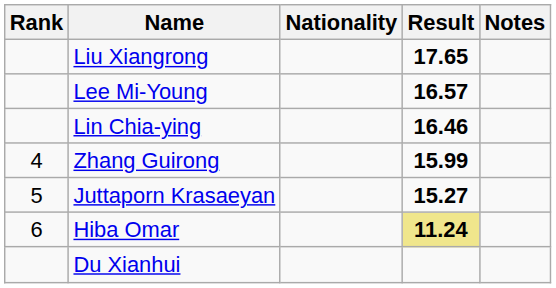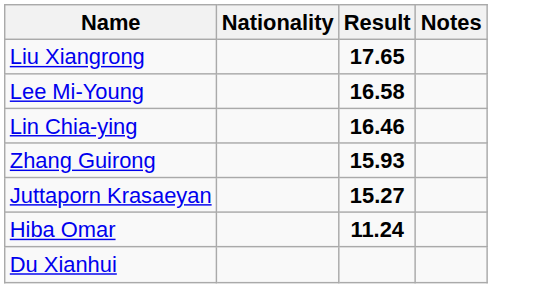- column: (37, 22)
(441, 92) 16.57 -> (377, 92) 16.58
(441, 161) 15.99 -> (377, 161) 15.93
(441, 230) khaki background -> (377, 230) no background
